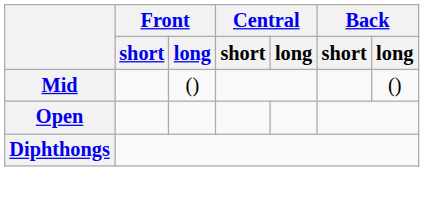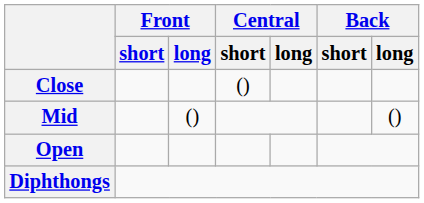+ row: (60, 85)
